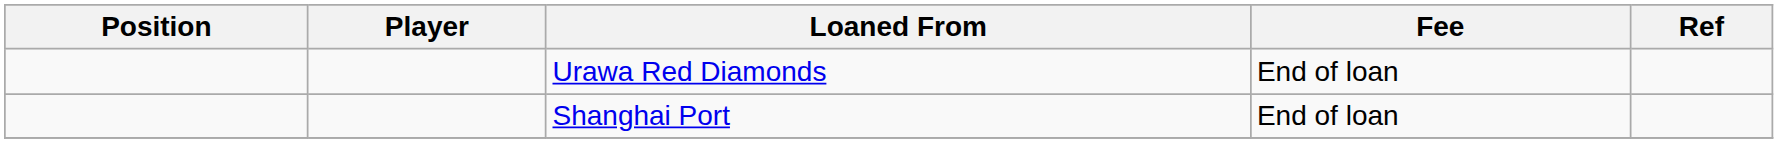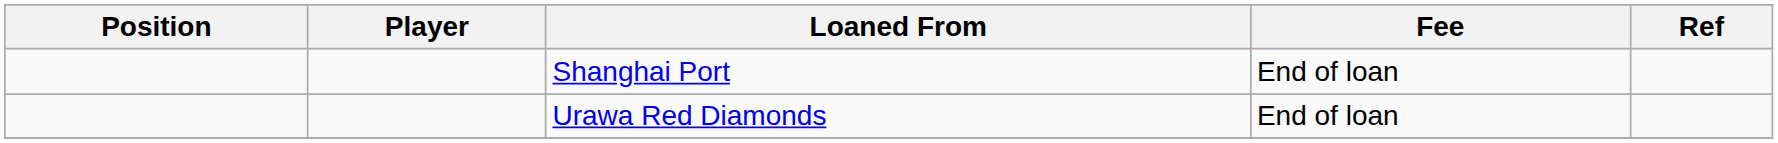rows swapped: (689, 71) <-> (641, 115)
